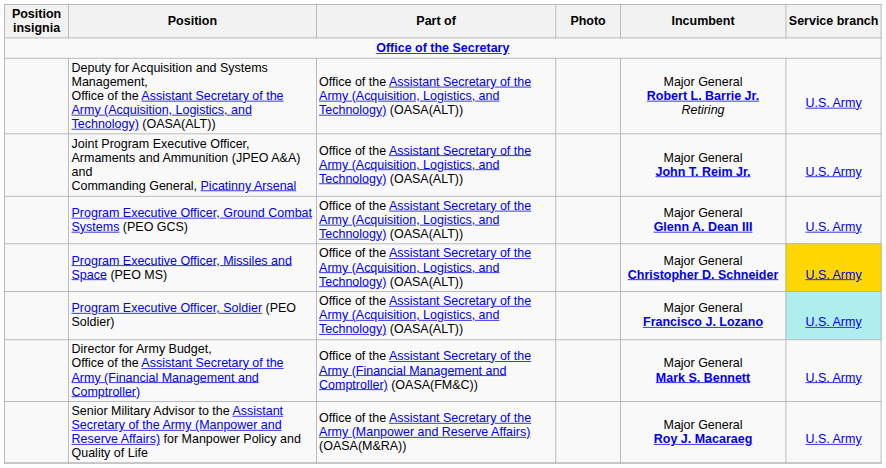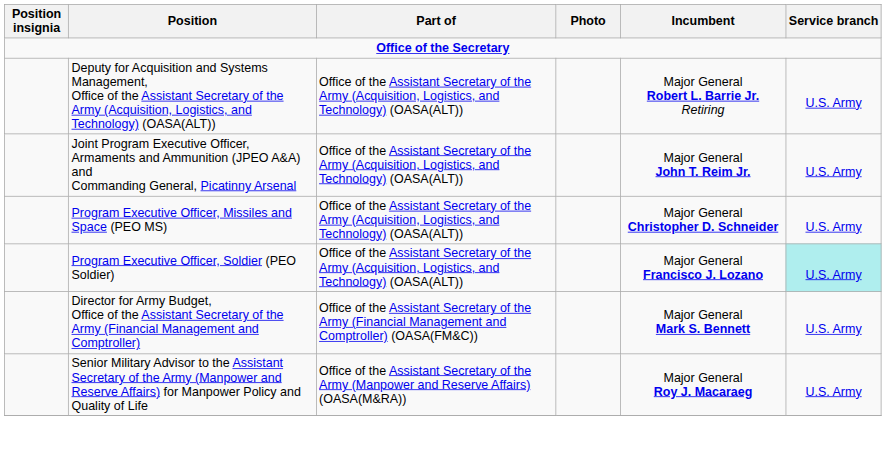- row: (192, 219)
(834, 274) gold background -> (834, 226) no background
